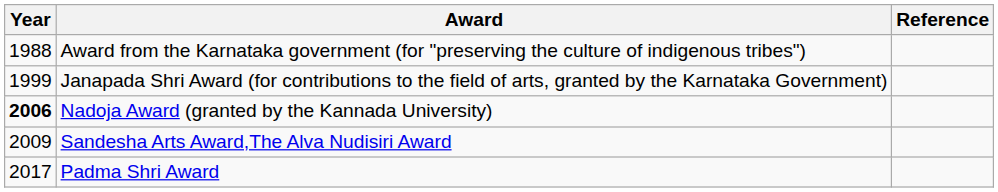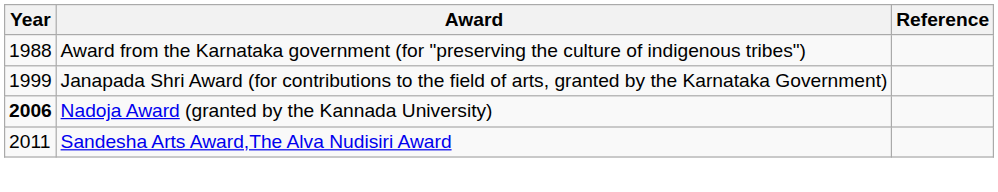(30, 141) 2009 -> (30, 141) 2011
- row: (140, 171)
